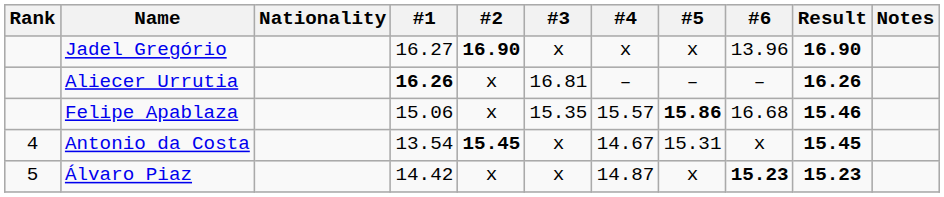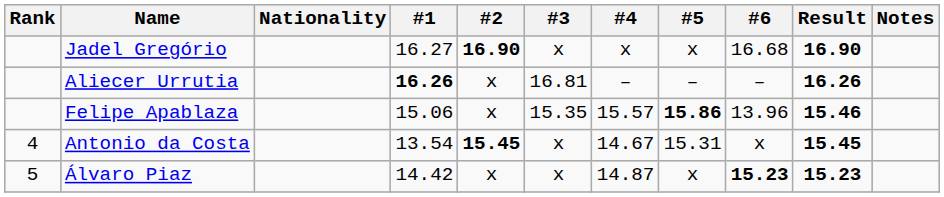(760, 52) 13.96 -> (760, 52) 16.68
(760, 114) 16.68 -> (760, 114) 13.96
